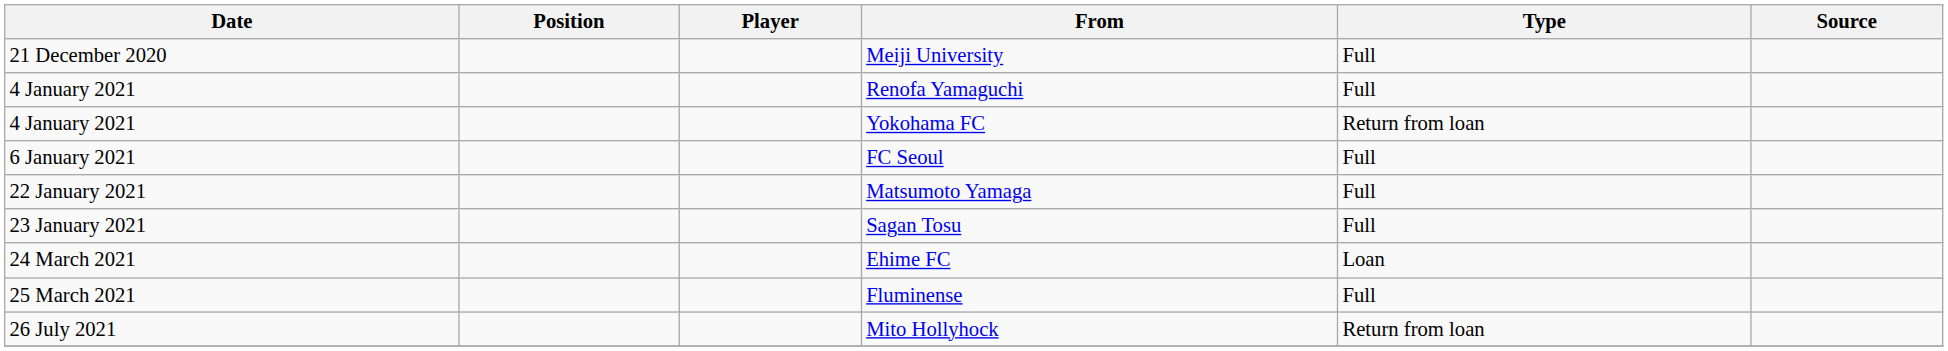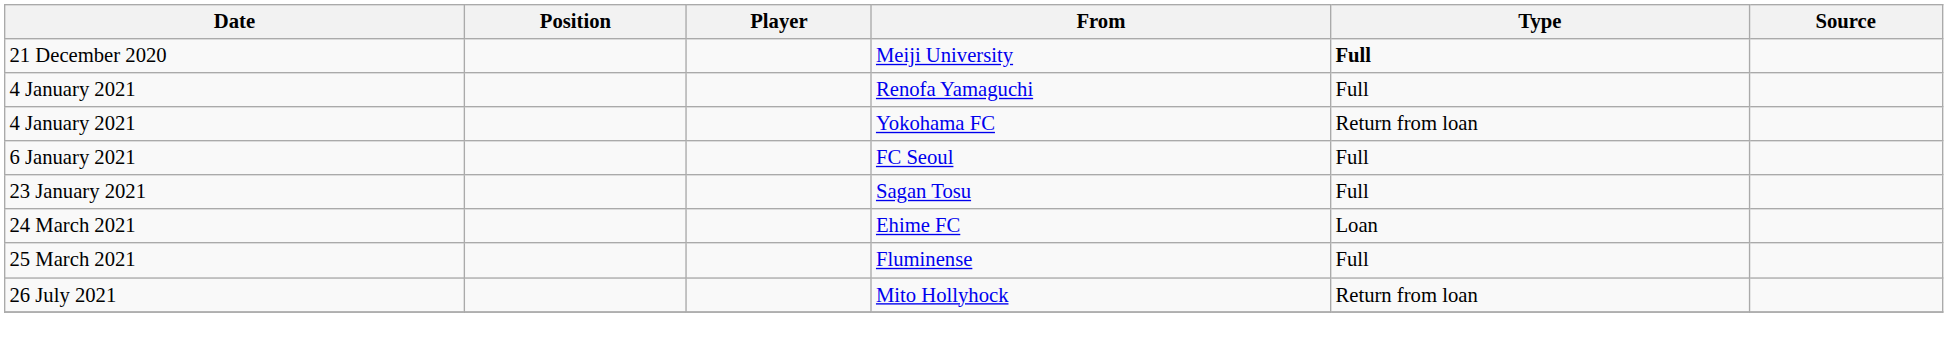(1359, 55) normal -> (1353, 55) bold
- row: (949, 192)
